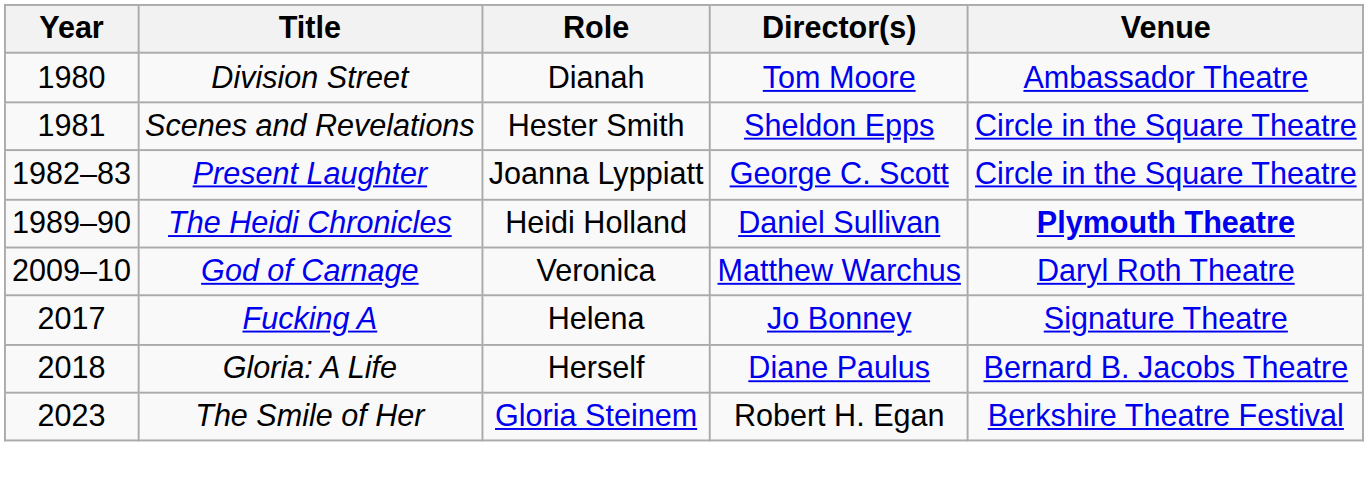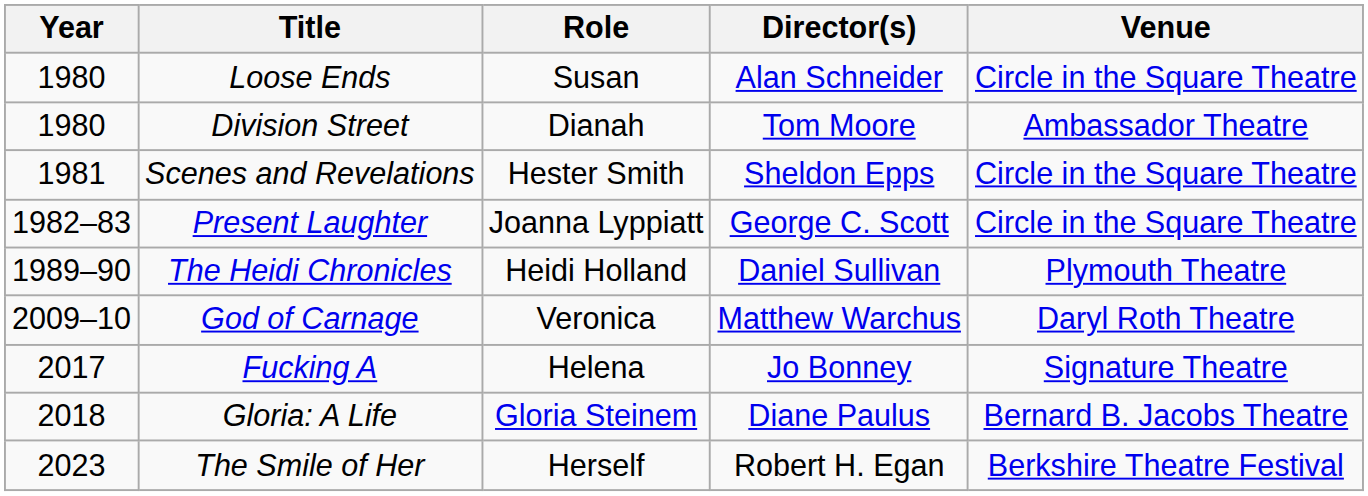+ row: (310, 77)
(1166, 222) bold -> (1166, 271) normal
(596, 367) Herself -> (596, 416) Gloria Steinem
(596, 416) Gloria Steinem -> (596, 464) Herself
